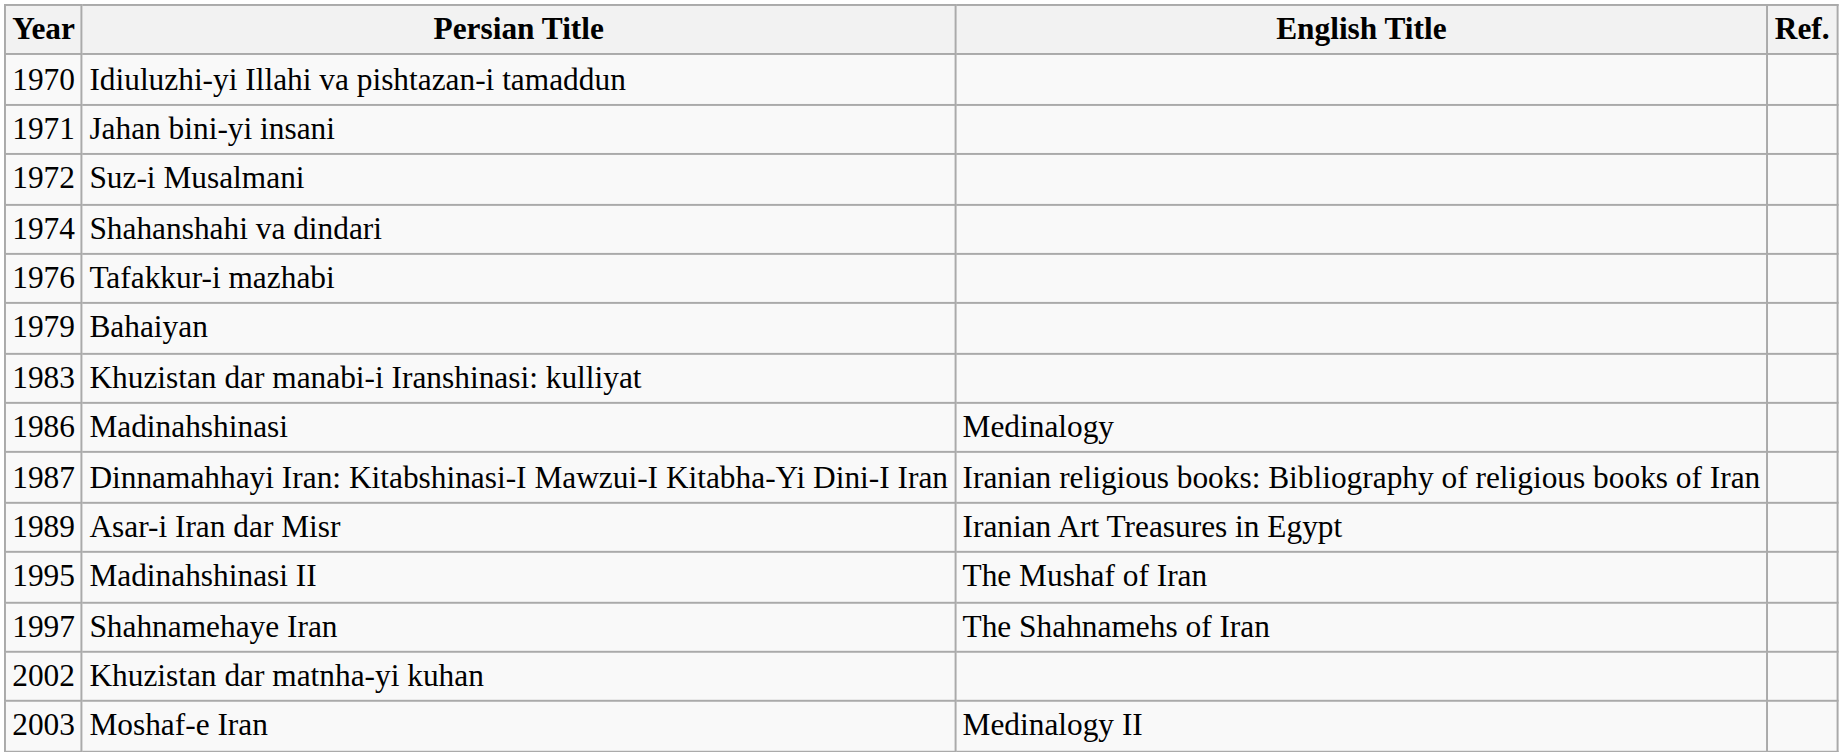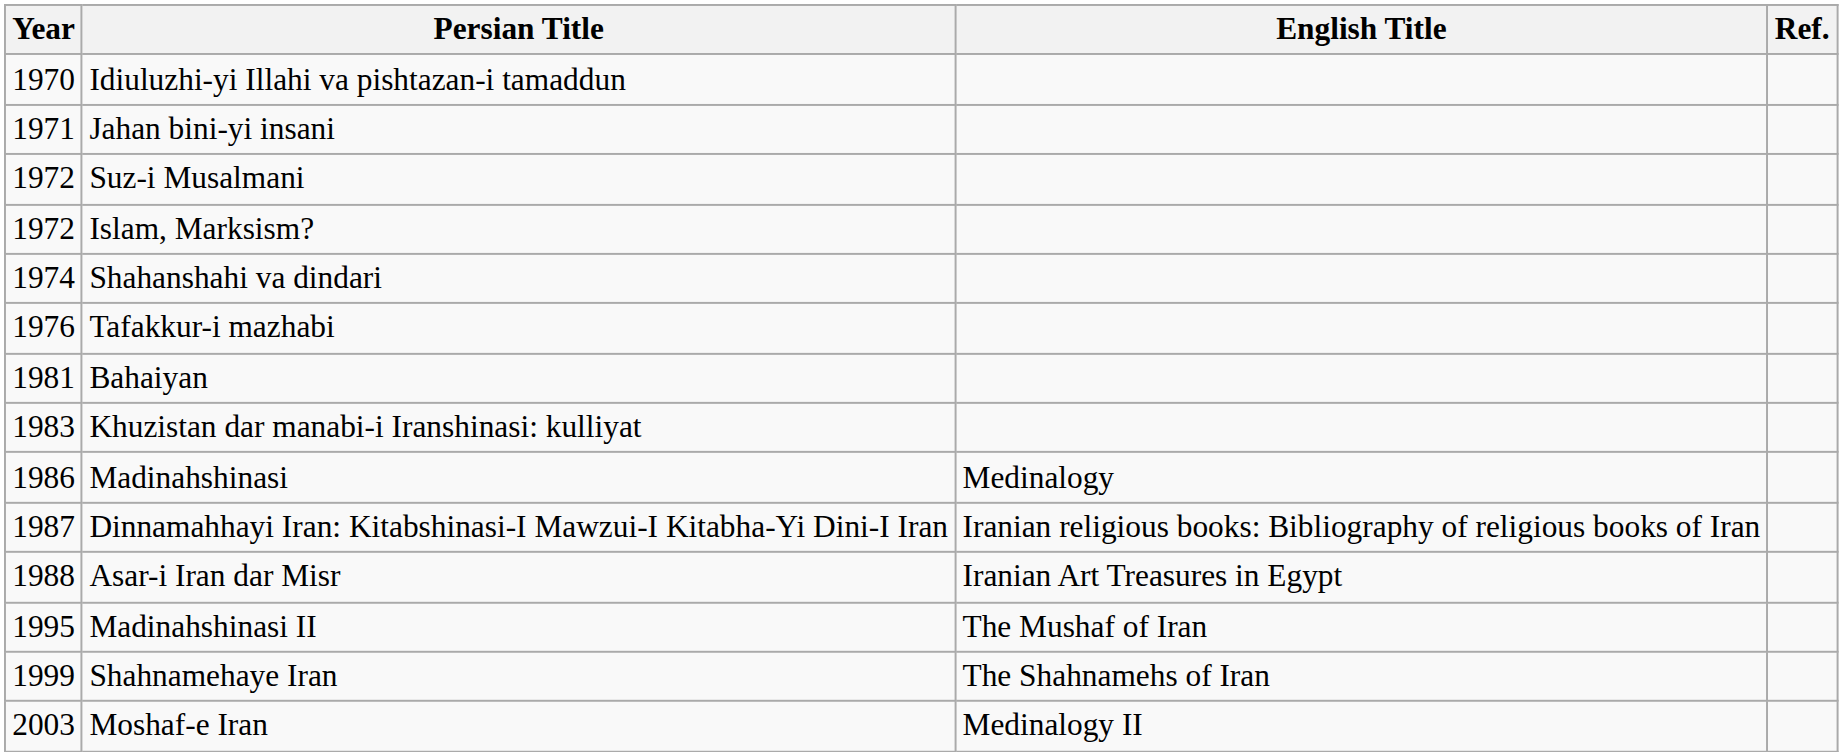+ row: (202, 228)
(44, 327) 1979 -> (44, 377) 1981
(44, 526) 1989 -> (44, 576) 1988
(44, 626) 1997 -> (44, 675) 1999
- row: (287, 675)
